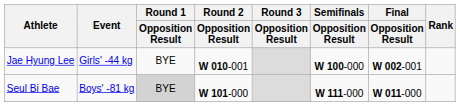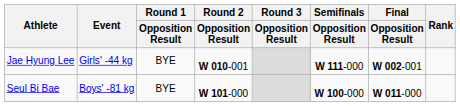(339, 67) W 100-000 -> (339, 67) W 111-000
(166, 88) lightgrey background -> (166, 88) no background
(339, 94) W 111-000 -> (339, 94) W 100-000
